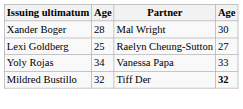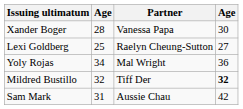(141, 29) Mal Wright -> (145, 29) Vanessa Papa
(145, 63) Vanessa Papa -> (141, 63) Mal Wright
(223, 63) 33 -> (223, 63) 36
+ row: (29, 96)
